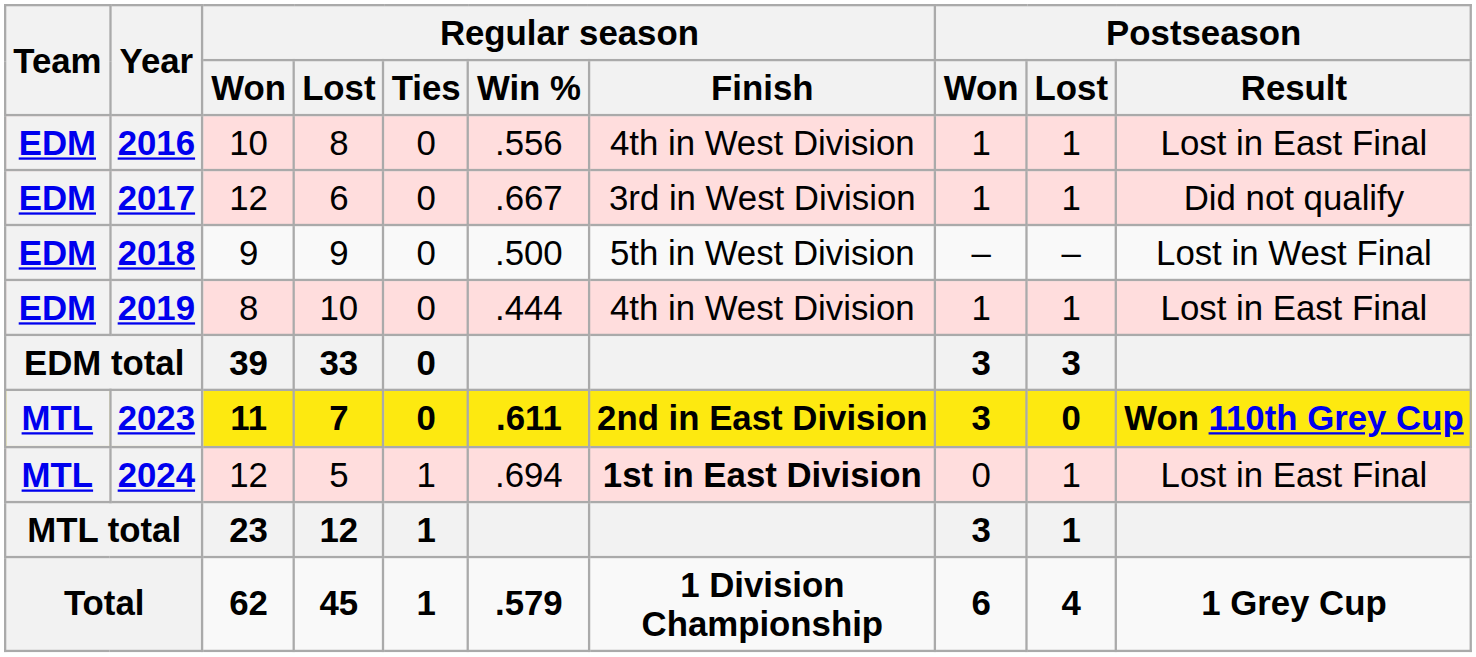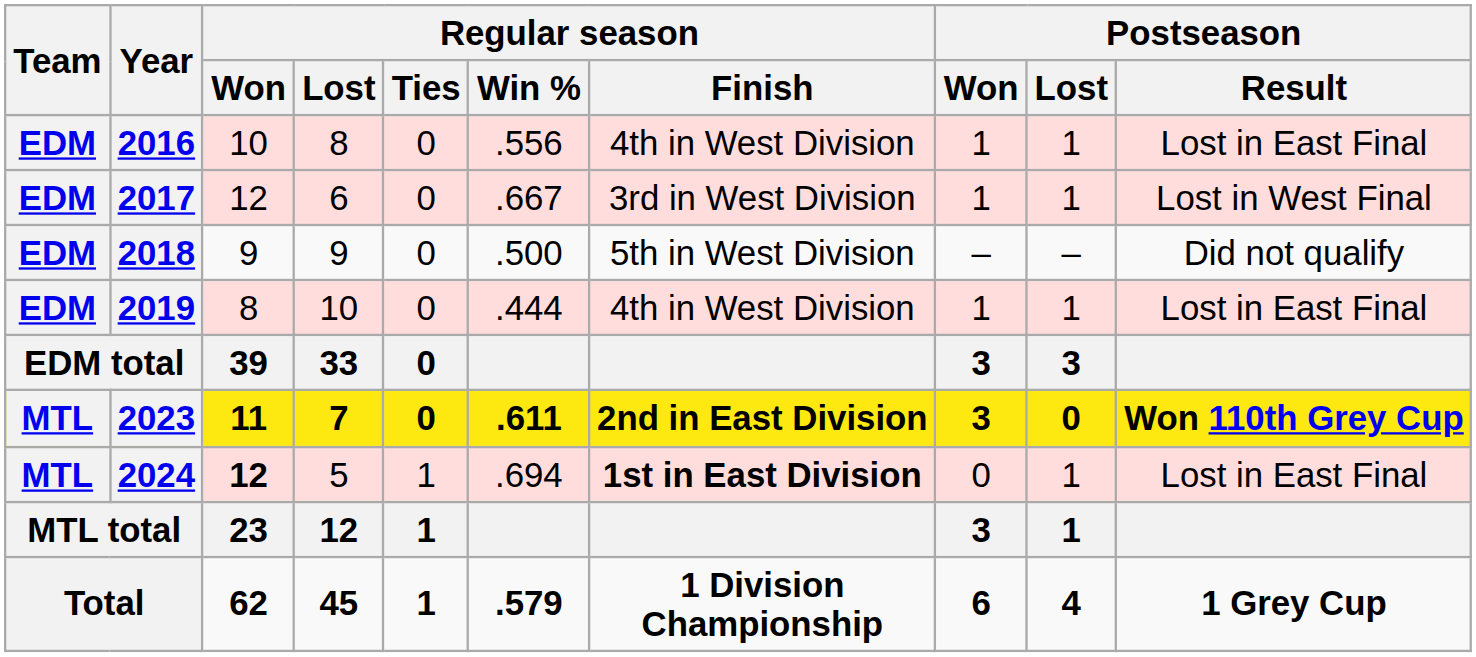(1294, 198) Did not qualify -> (1294, 198) Lost in West Final
(1294, 253) Lost in West Final -> (1294, 253) Did not qualify
(249, 474) normal -> (249, 474) bold
